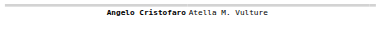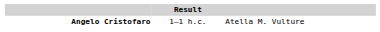+ column: (188, 10)
